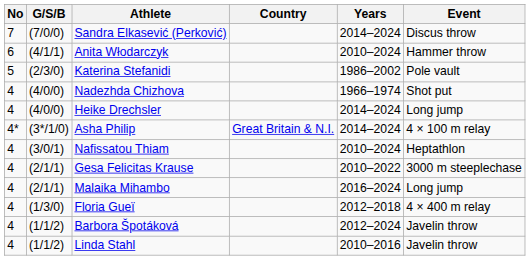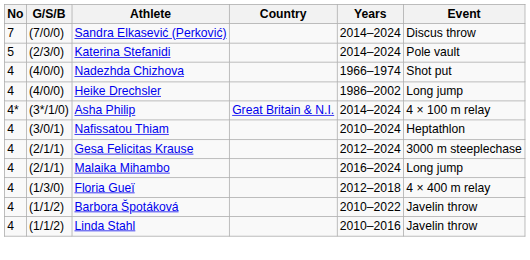- row: (121, 52)
(370, 71) 1986–2002 -> (370, 52) 2014–2024
(370, 110) 2014–2024 -> (370, 91) 1986–2002
(370, 168) 2010–2022 -> (370, 149) 2012–2024
(370, 226) 2012–2024 -> (370, 206) 2010–2022
